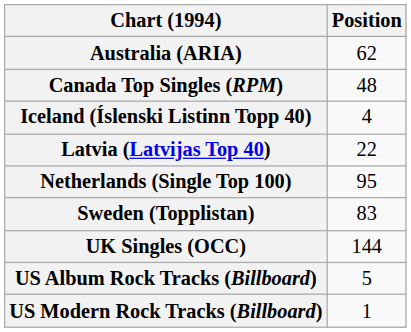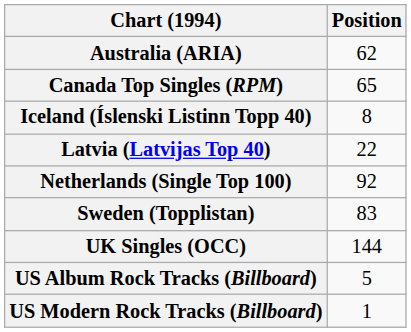(367, 85) 48 -> (367, 85) 65
(367, 117) 4 -> (367, 117) 8
(367, 181) 95 -> (367, 181) 92
